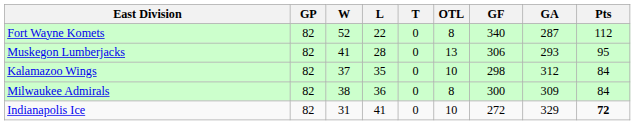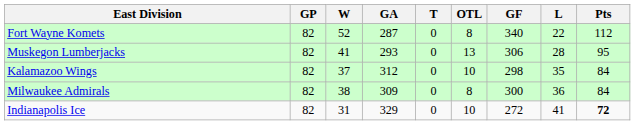columns swapped: (380, 14) <-> (550, 14)
